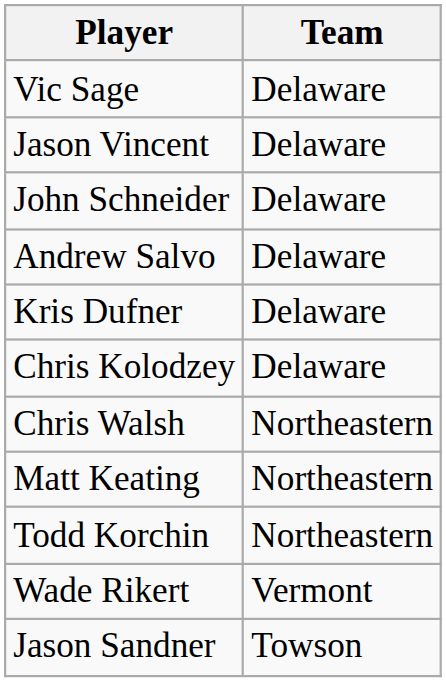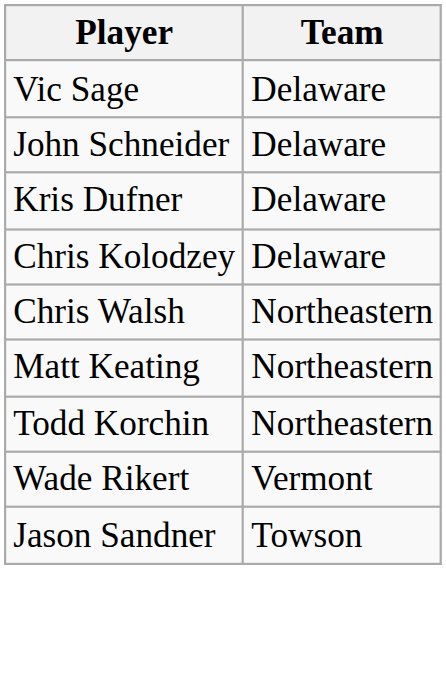- row: (111, 144)
- row: (114, 255)
